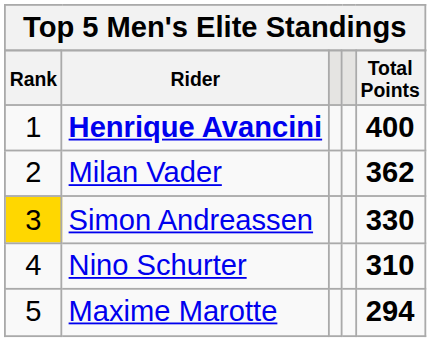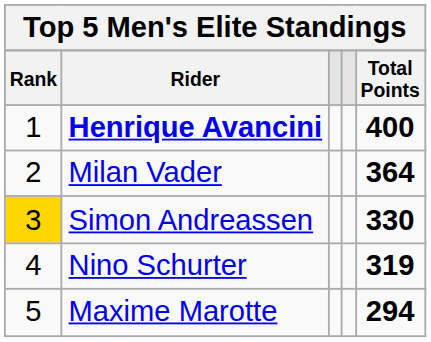(390, 173) 362 -> (390, 173) 364
(390, 265) 310 -> (390, 265) 319
